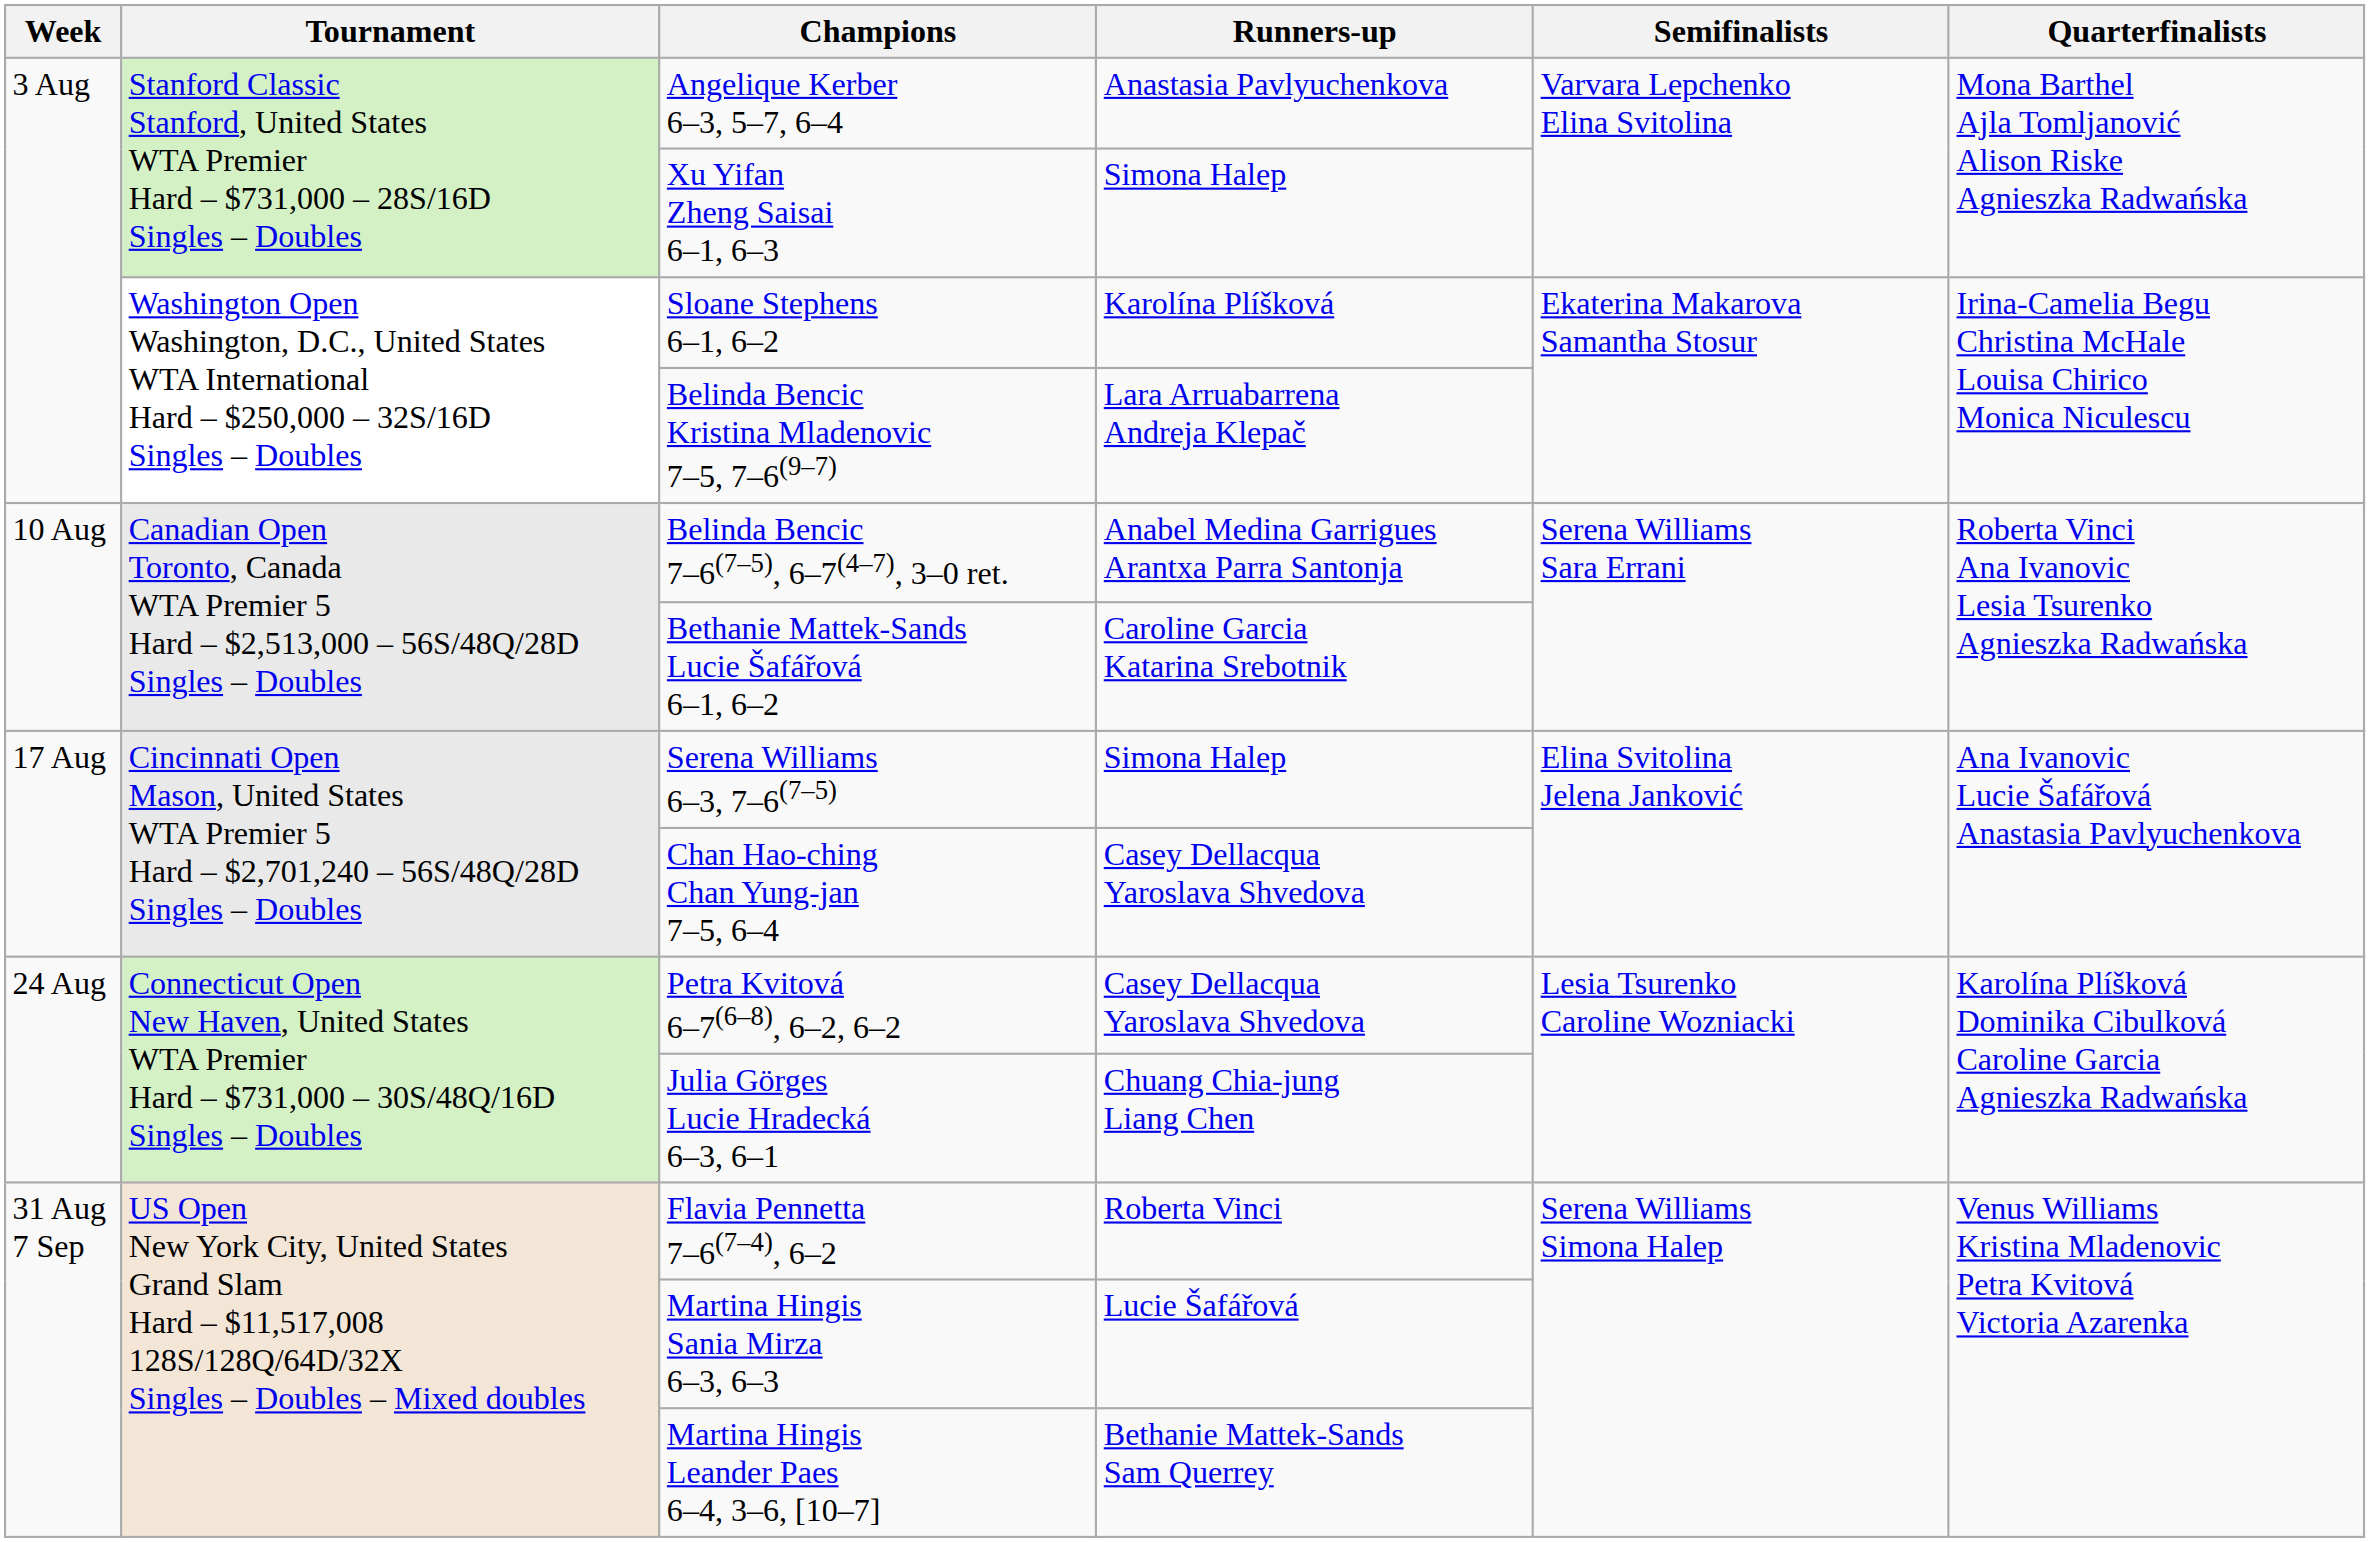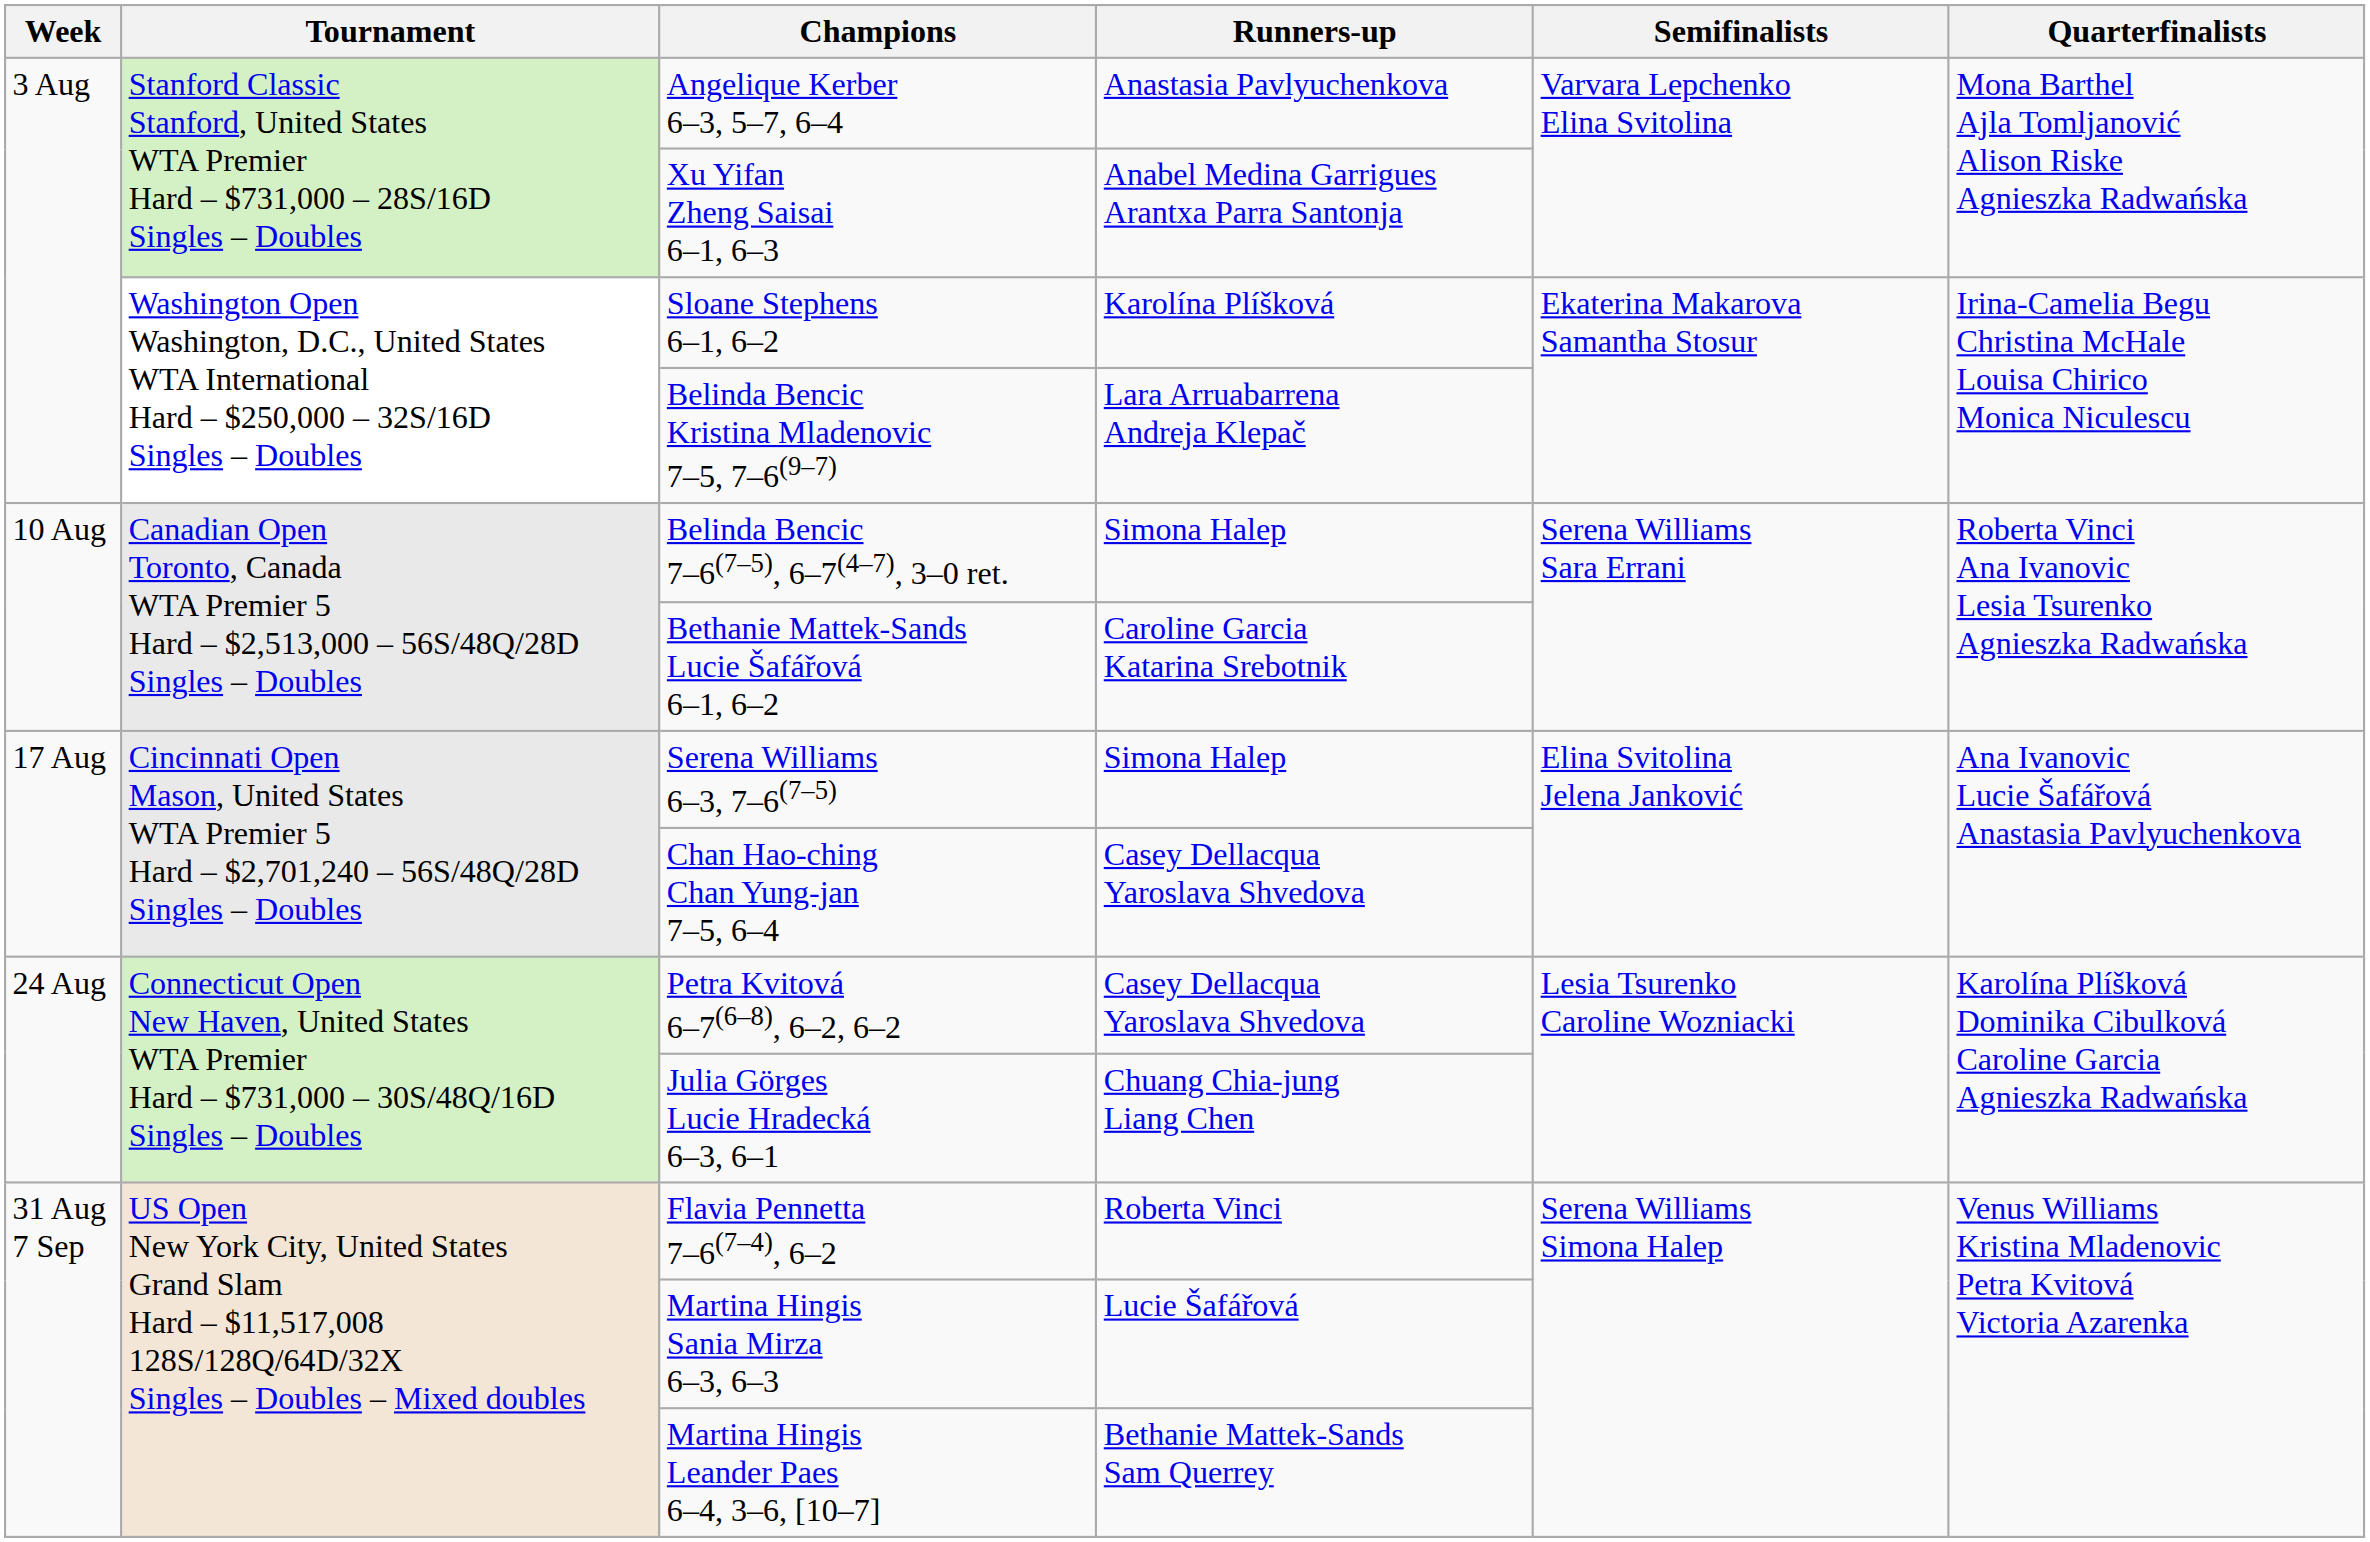(1195, 174) Simona Halep -> (1270, 193) Anabel Medina Garrigues Arantxa Parra Santonja
(1270, 548) Anabel Medina Garrigues Arantxa Parra Santonja -> (1195, 529) Simona Halep
